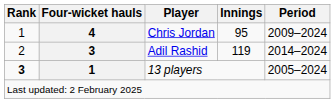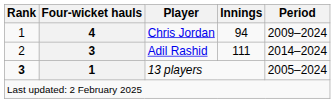(241, 32) 95 -> (241, 32) 94
(241, 51) 119 -> (241, 51) 111
